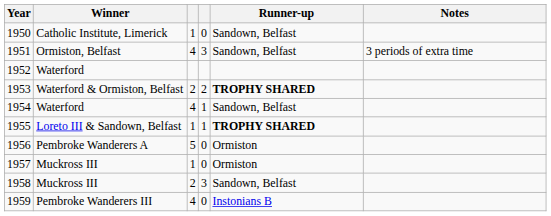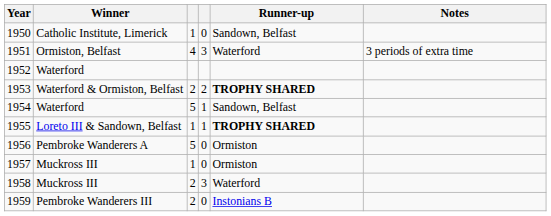(254, 51) Sandown, Belfast -> (236, 51) Waterford
(193, 107) 4 -> (193, 107) 5
(254, 182) Sandown, Belfast -> (236, 182) Waterford
(193, 201) 4 -> (193, 201) 2
